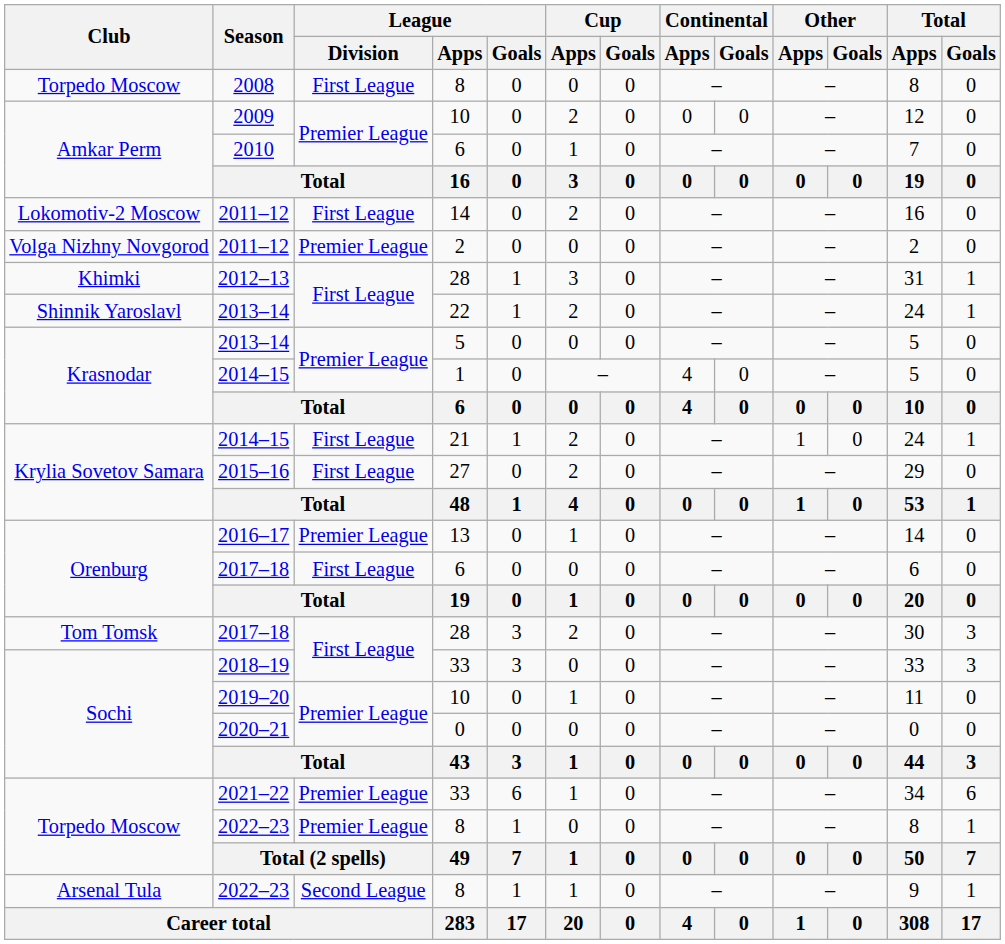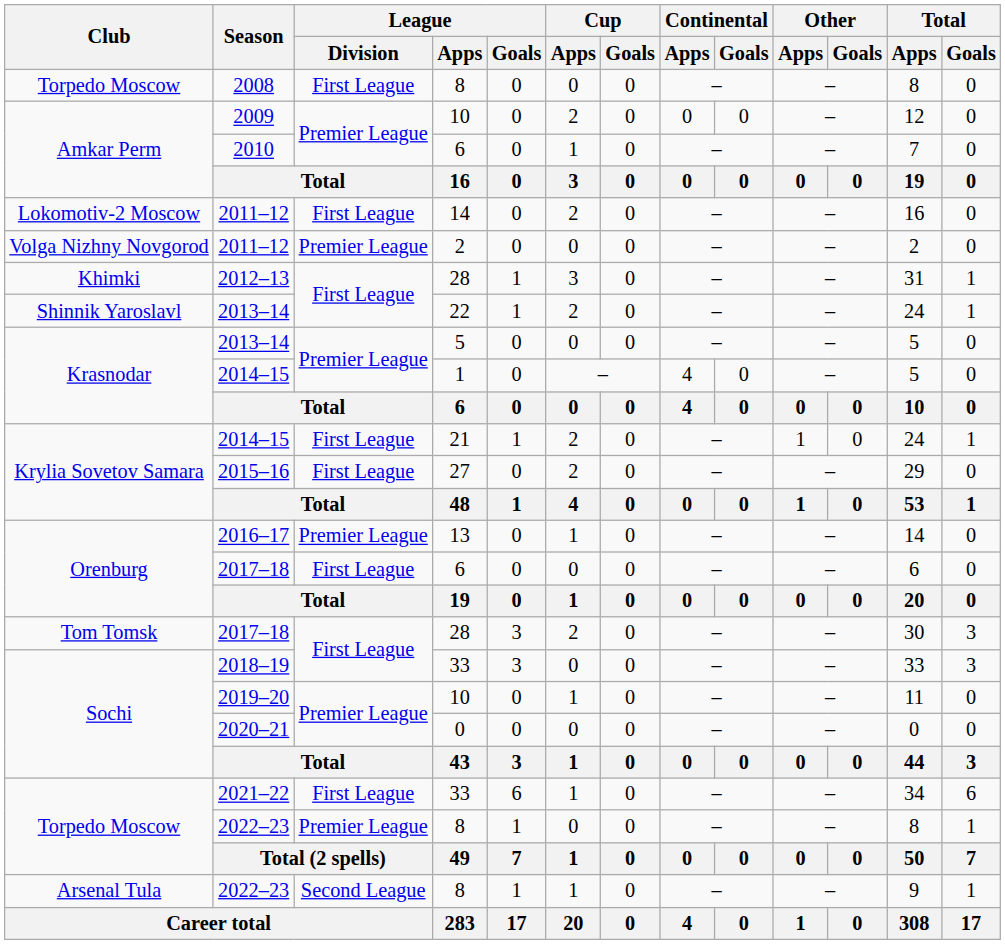(363, 794) Premier League -> (363, 794) First League
